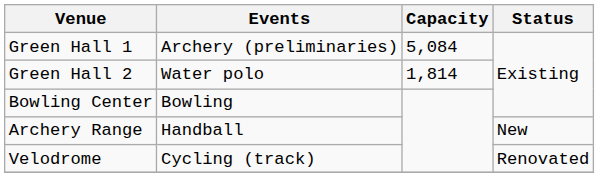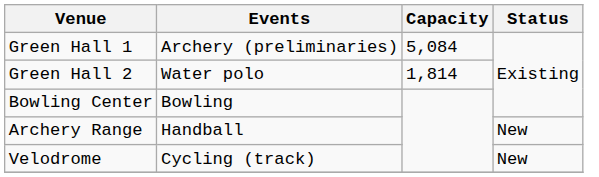(543, 158) Renovated -> (512, 158) New
